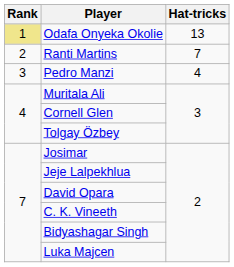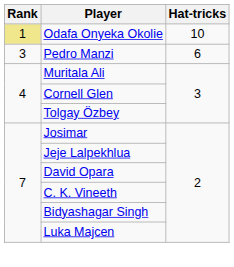(197, 34) 13 -> (197, 34) 10
- row: (80, 53)
(197, 73) 4 -> (197, 53) 6
